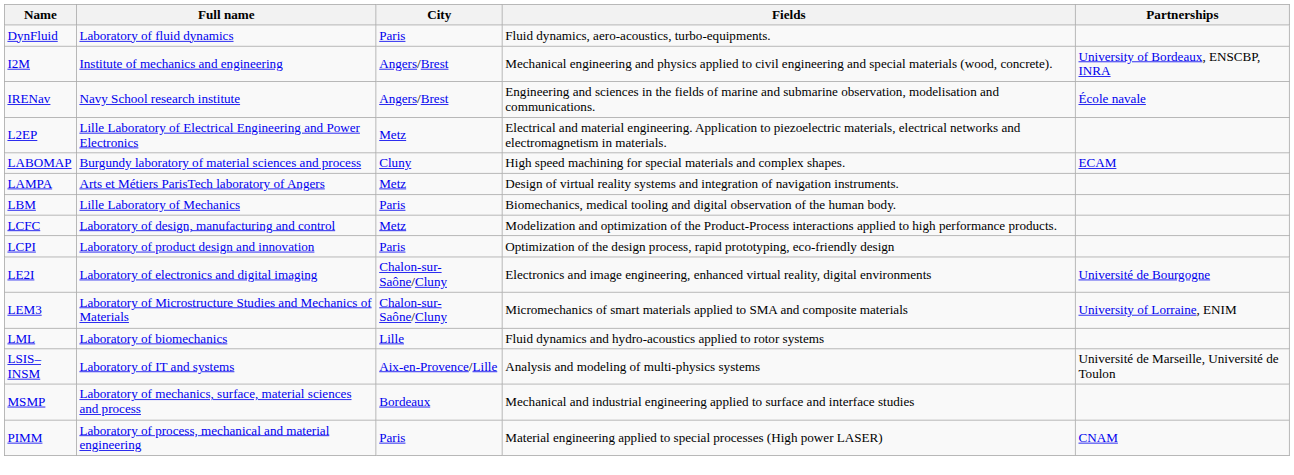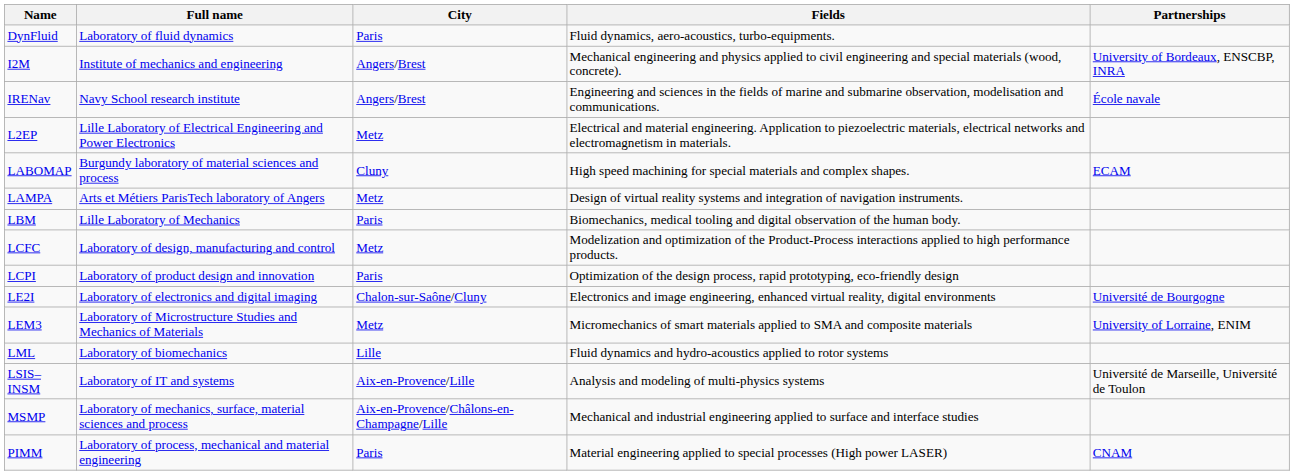(413, 310) Chalon-sur-Saône/Cluny -> (370, 324) Metz
(405, 402) Bordeaux -> (435, 416) Aix-en-Provence/Châlons-en-Champagne/Lille
